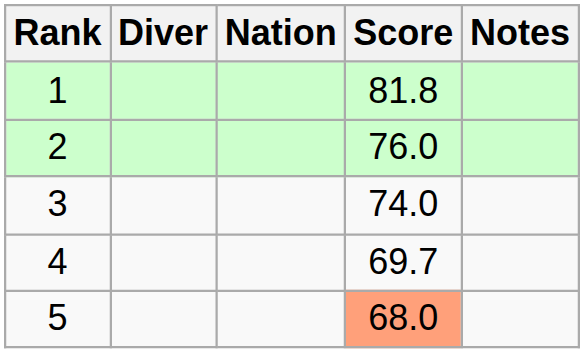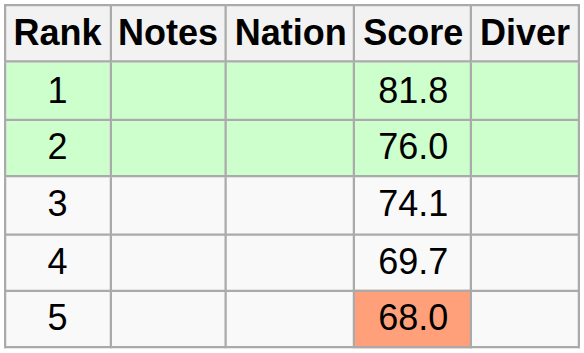columns swapped: (163, 33) <-> (520, 33)
(403, 204) 74.0 -> (413, 204) 74.1
